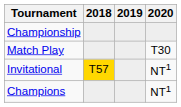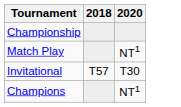- column: (130, 13)
(161, 50) T30 -> (130, 51) NT1
(99, 69) gold background -> (99, 71) no background
(161, 70) NT1 -> (130, 71) T30
